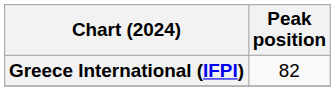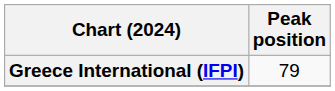(289, 70) 82 -> (289, 70) 79
